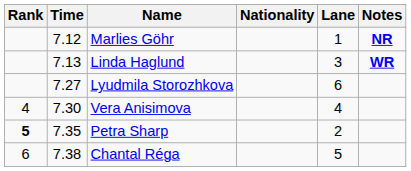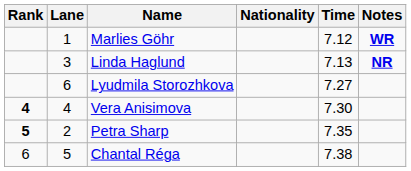columns swapped: (338, 16) <-> (67, 16)
(382, 39) NR -> (382, 39) WR
(382, 62) WR -> (382, 62) NR
(26, 108) normal -> (26, 108) bold
